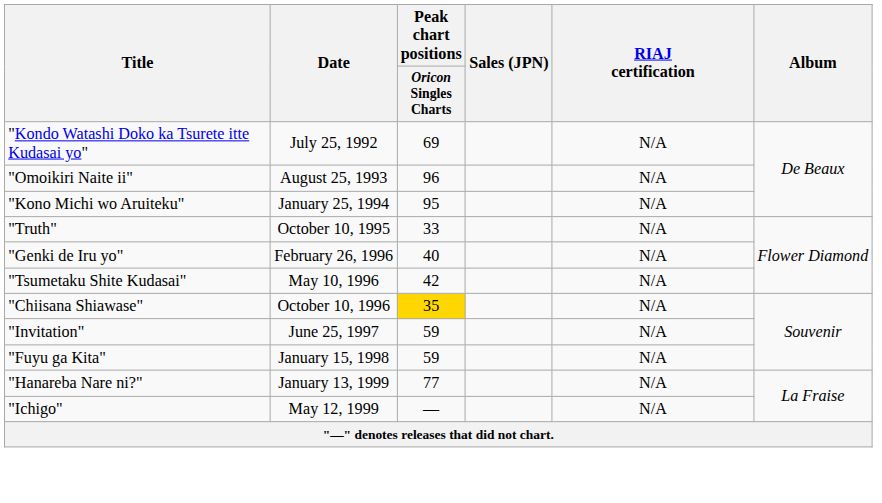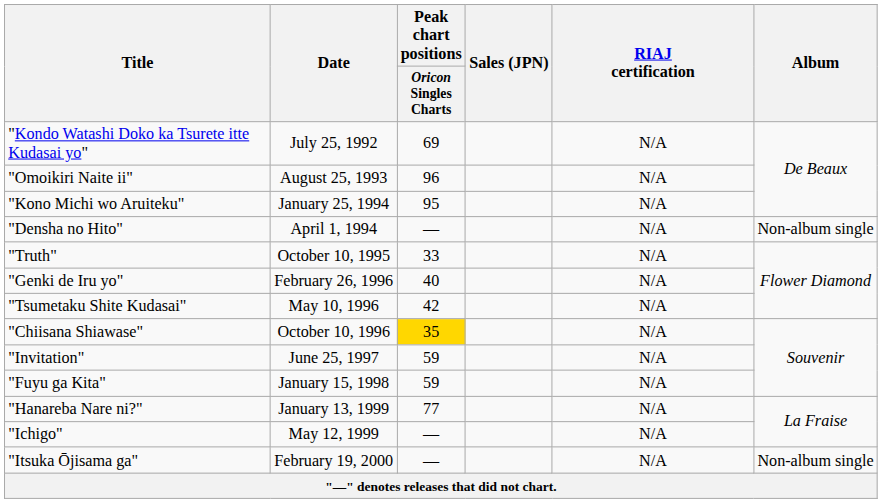+ row: (66, 229)
+ row: (73, 460)
